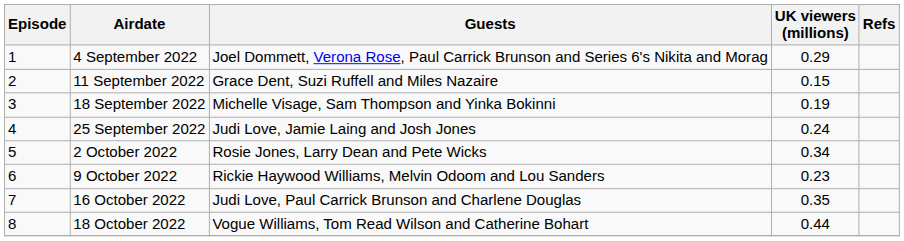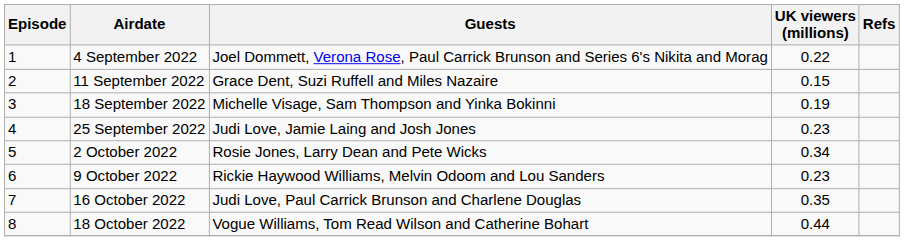(815, 57) 0.29 -> (815, 57) 0.22
(815, 128) 0.24 -> (815, 128) 0.23
